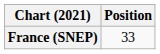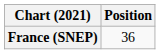(128, 37) 33 -> (128, 37) 36
